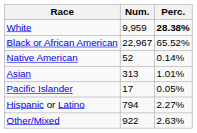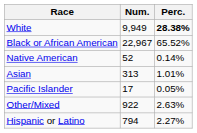(134, 27) 9,959 -> (134, 27) 9,949
rows swapped: (33, 120) <-> (46, 105)
